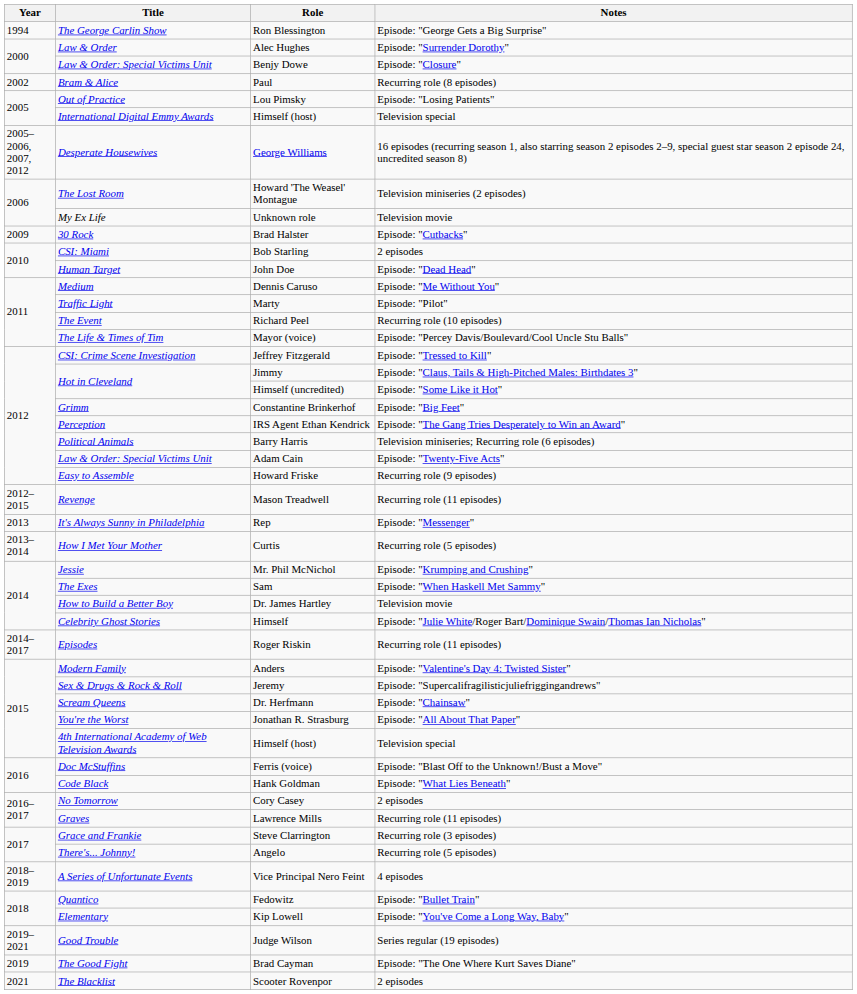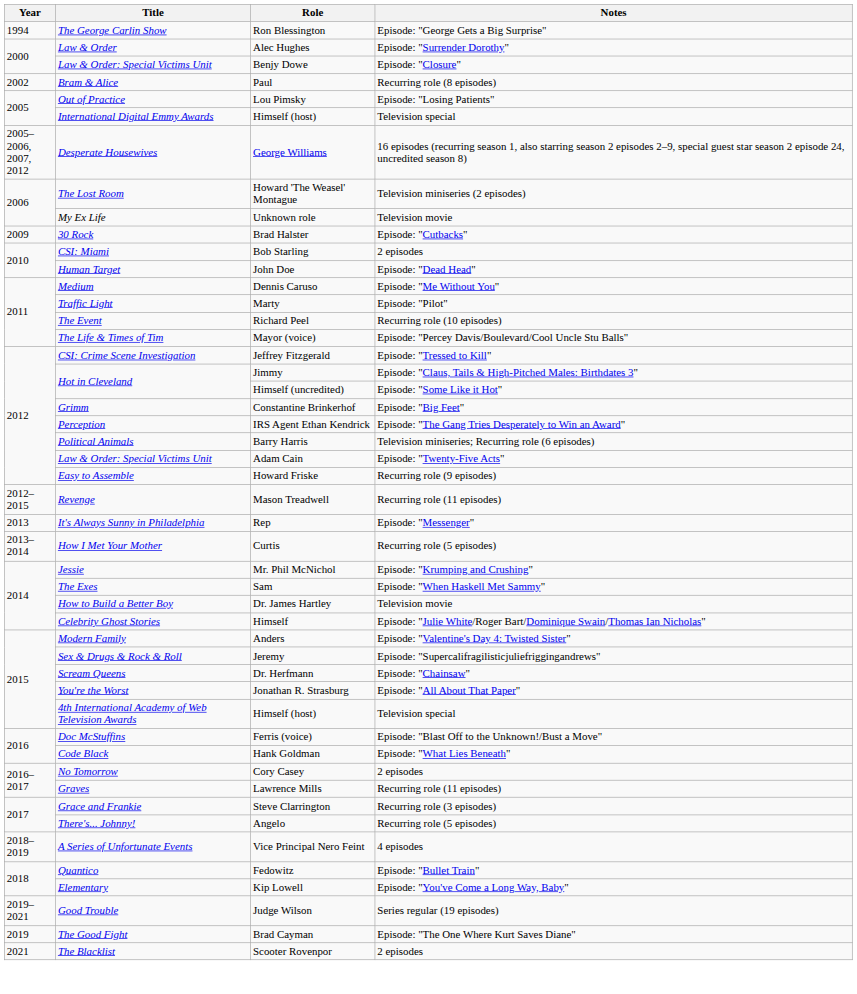- row: (78, 644)
